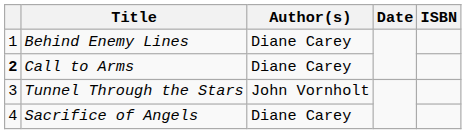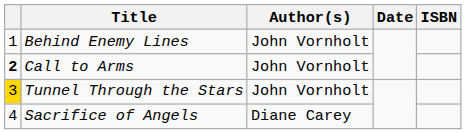(301, 42) Diane Carey -> (310, 42) John Vornholt
(301, 67) Diane Carey -> (310, 67) John Vornholt
(13, 91) no background -> (13, 91) gold background
